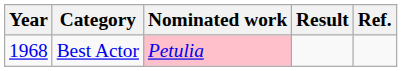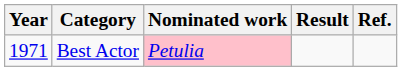(28, 50) 1968 -> (28, 50) 1971
